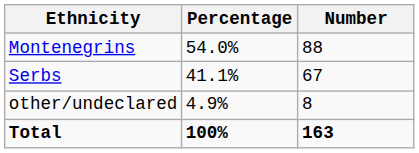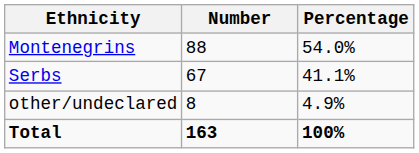columns swapped: (356, 19) <-> (240, 19)
